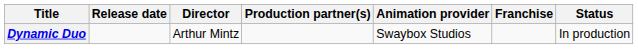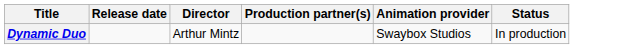- column: (524, 14)
